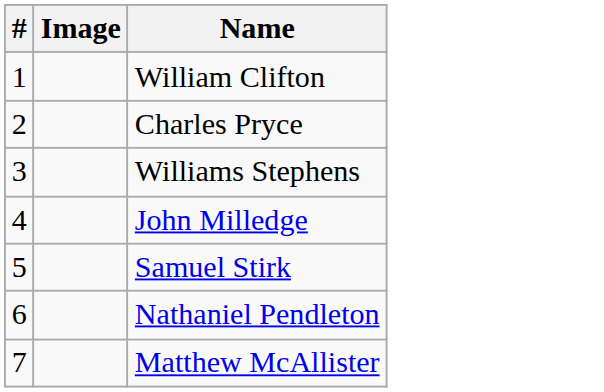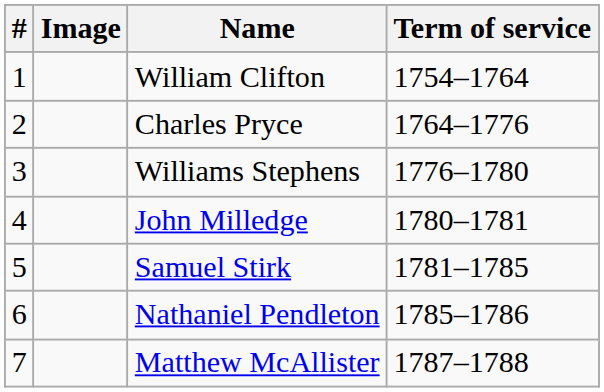+ column: (492, 28)
